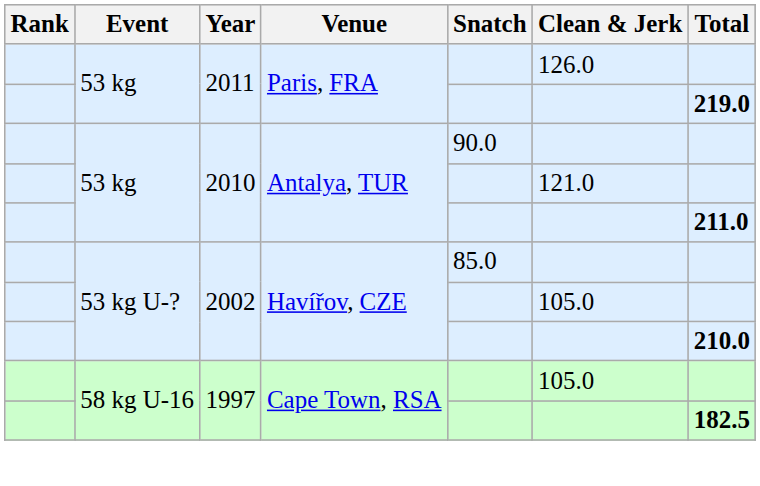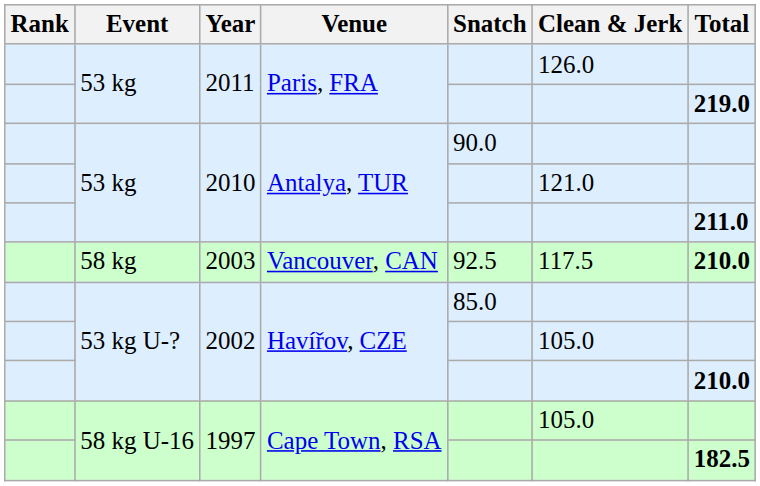+ row: (230, 261)
